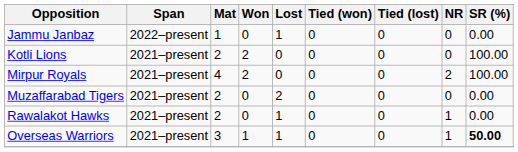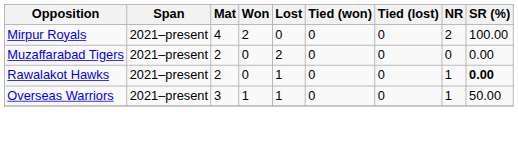- row: (51, 34)
- row: (37, 55)
(481, 116) normal -> (481, 75) bold
(485, 136) bold -> (485, 95) normal
